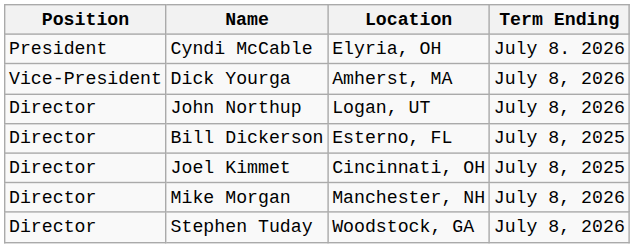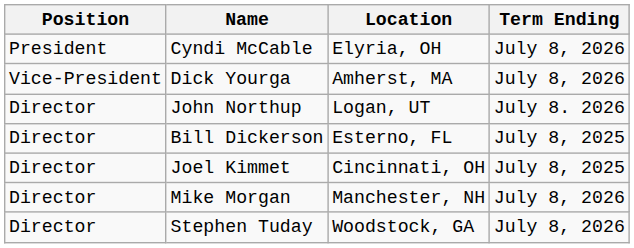(559, 49) July 8. 2026 -> (559, 49) July 8, 2026
(559, 109) July 8, 2026 -> (559, 109) July 8. 2026
